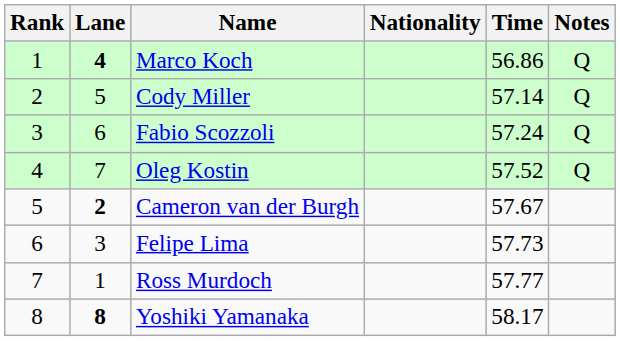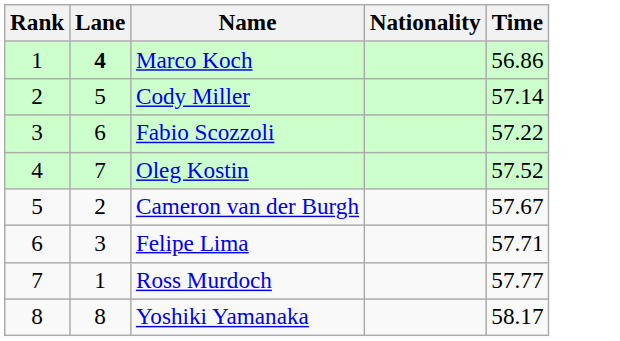- column: (582, 22)
(517, 133) 57.24 -> (517, 133) 57.22
(100, 206) bold -> (100, 206) normal
(517, 243) 57.73 -> (517, 243) 57.71
(100, 317) bold -> (100, 317) normal
